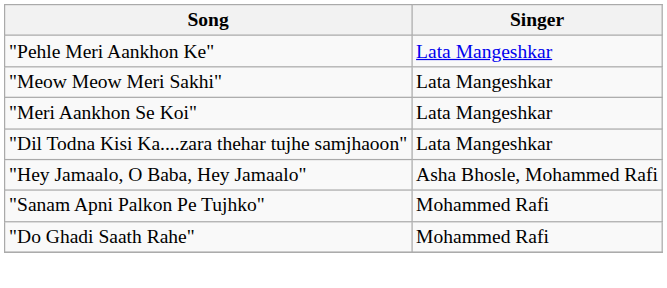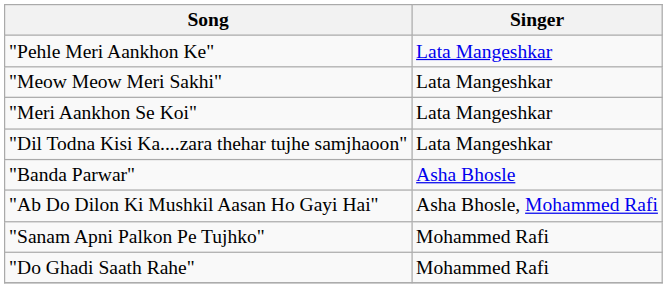+ row: (72, 174)
+ row: (194, 205)
- row: (158, 174)
